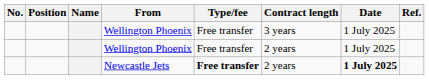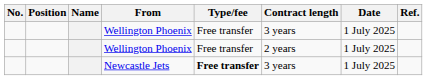(280, 65) 2 years -> (280, 65) 3 years
(370, 65) bold -> (369, 65) normal
